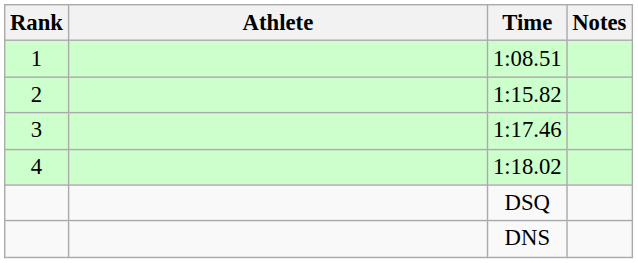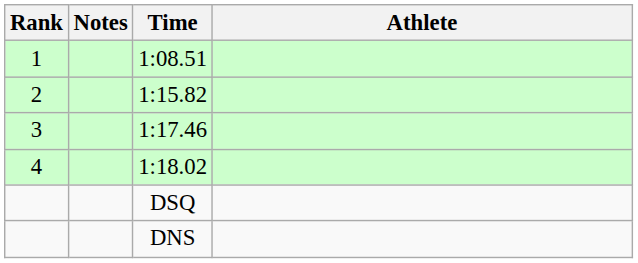columns swapped: (278, 22) <-> (599, 22)
